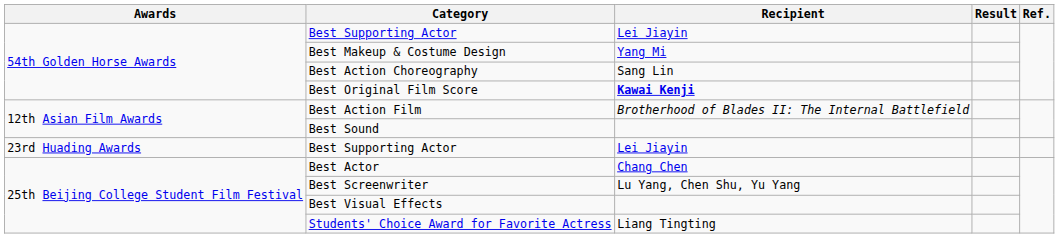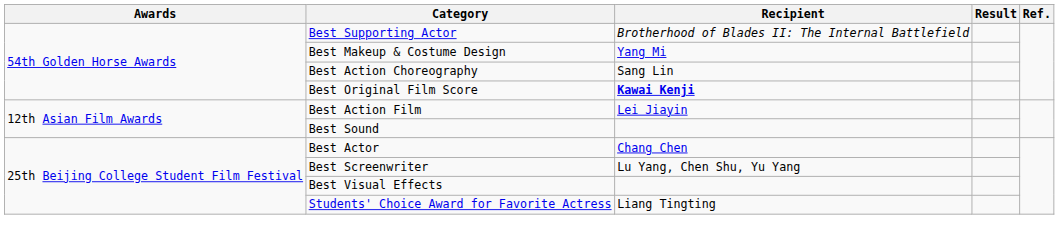(652, 33) Lei Jiayin -> (793, 33) Brotherhood of Blades II: The Internal Battlefield
(793, 109) Brotherhood of Blades II: The Internal Battlefield -> (652, 109) Lei Jiayin
- row: (74, 147)
